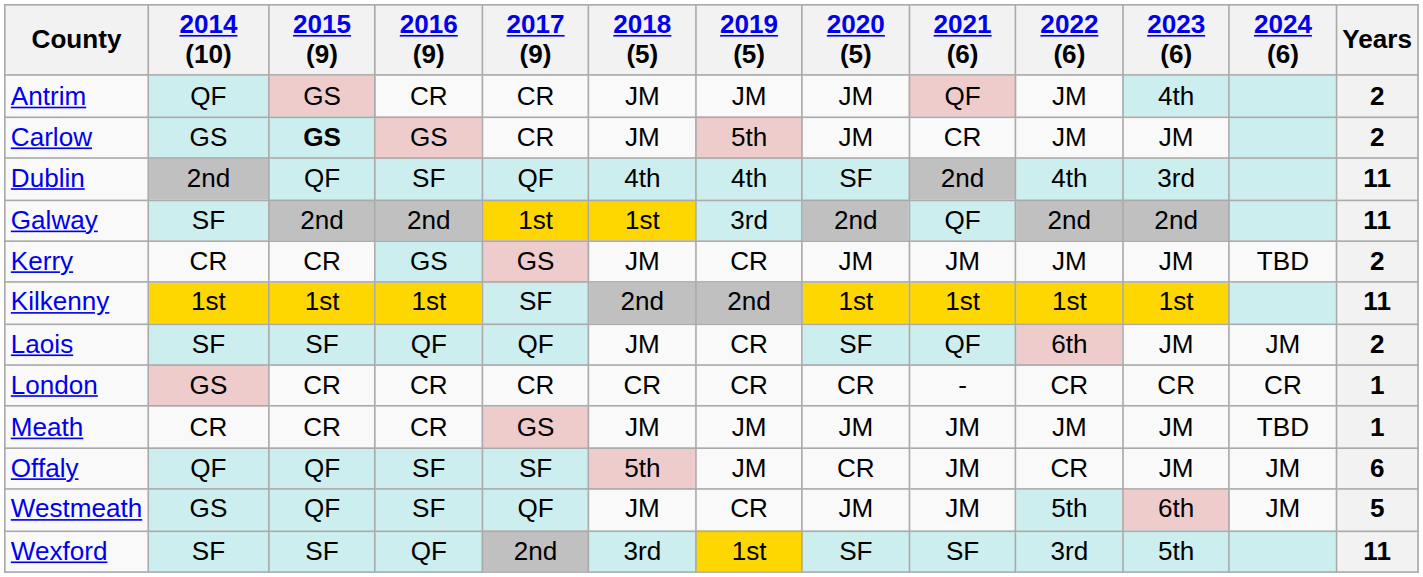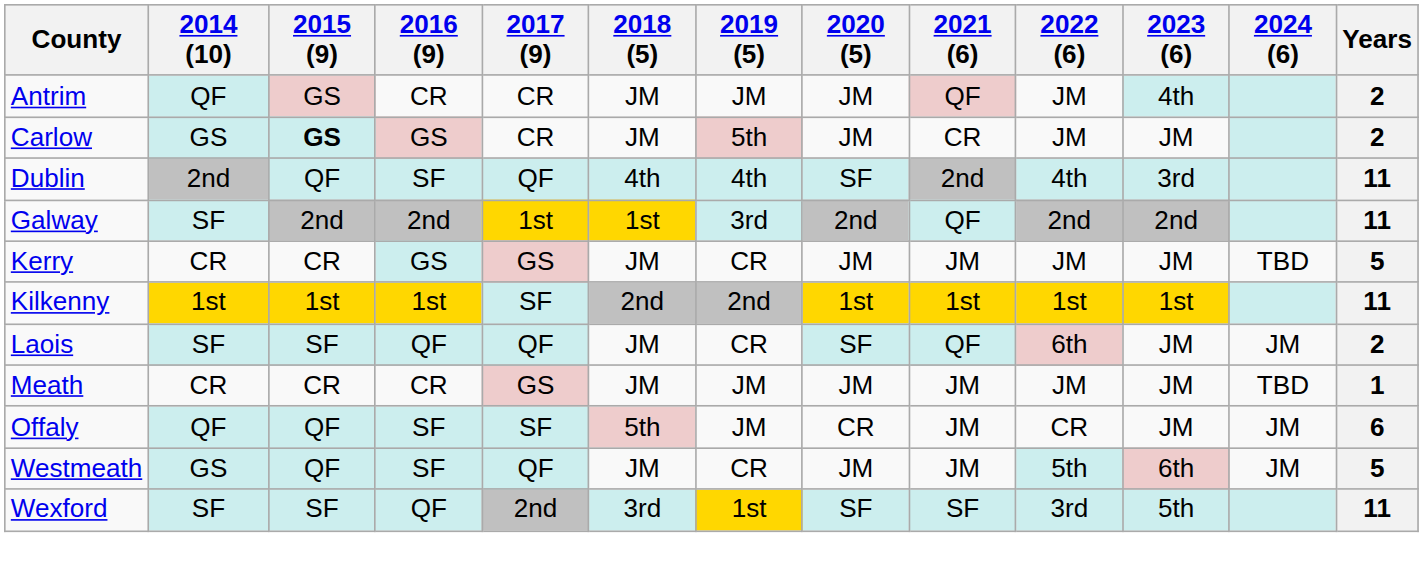(1377, 261) 2 -> (1377, 261) 5
- row: (54, 385)
